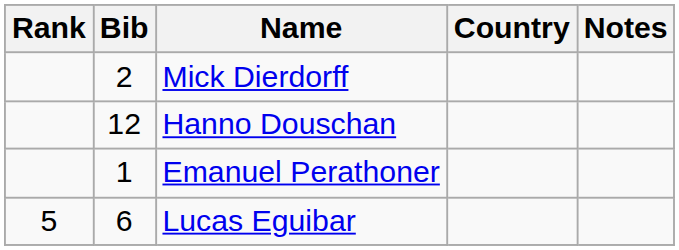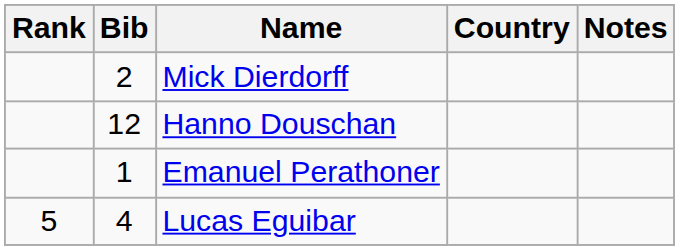(124, 220) 6 -> (124, 220) 4
